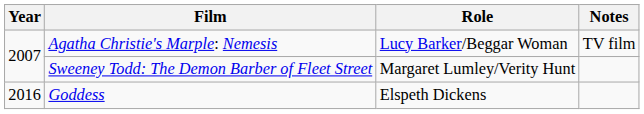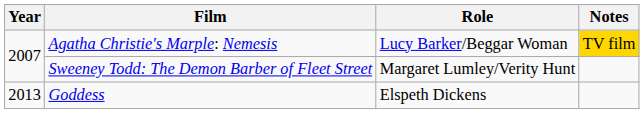(609, 43) no background -> (609, 43) gold background
(25, 95) 2016 -> (25, 95) 2013
